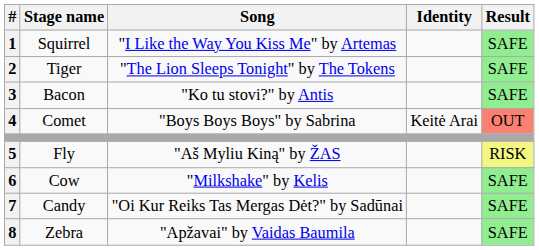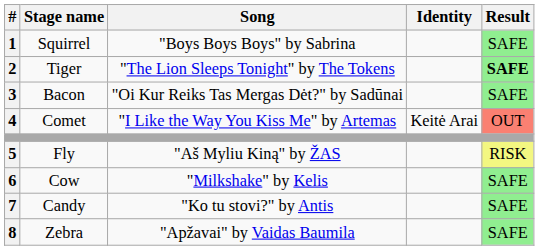(257, 43) "I Like the Way You Kiss Me" by Artemas -> (257, 43) "Boys Boys Boys" by Sabrina
(508, 69) normal -> (508, 69) bold
(257, 95) "Ko tu stovi?" by Antis -> (257, 95) "Oi Kur Reiks Tas Mergas Dėt?" by Sadūnai
(257, 120) "Boys Boys Boys" by Sabrina -> (257, 120) "I Like the Way You Kiss Me" by Artemas
(257, 206) "Oi Kur Reiks Tas Mergas Dėt?" by Sadūnai -> (257, 206) "Ko tu stovi?" by Antis
